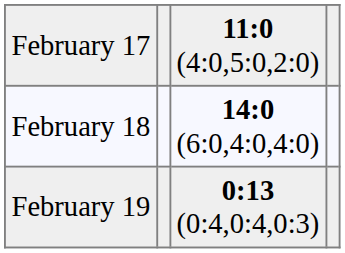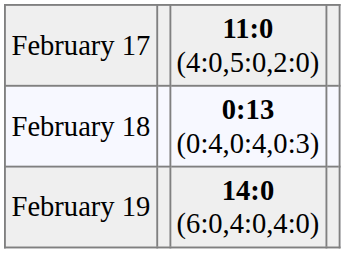(248, 125) 14:0 (6:0,4:0,4:0) -> (248, 125) 0:13 (0:4,0:4,0:3)
(248, 206) 0:13 (0:4,0:4,0:3) -> (248, 206) 14:0 (6:0,4:0,4:0)
